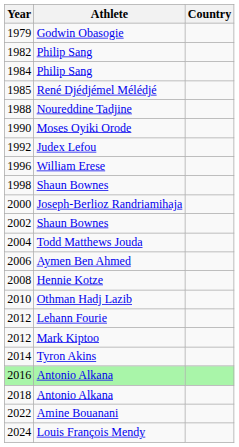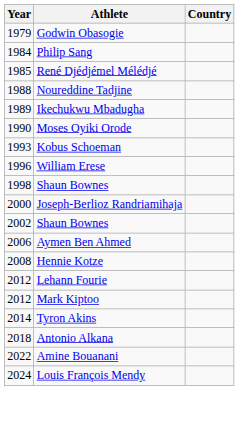- row: (19, 52)
+ row: (19, 109)
- row: (19, 147)
+ row: (19, 147)
- row: (19, 242)
- row: (19, 299)
- row: (19, 375)
